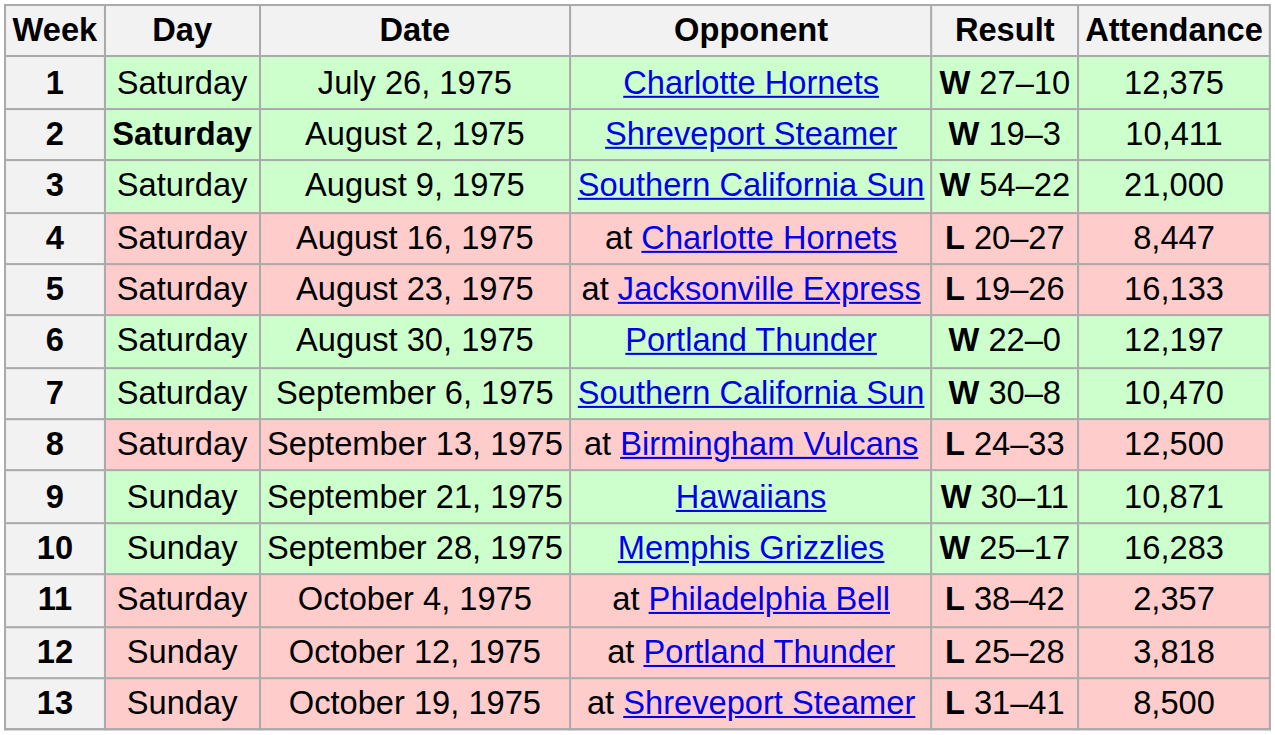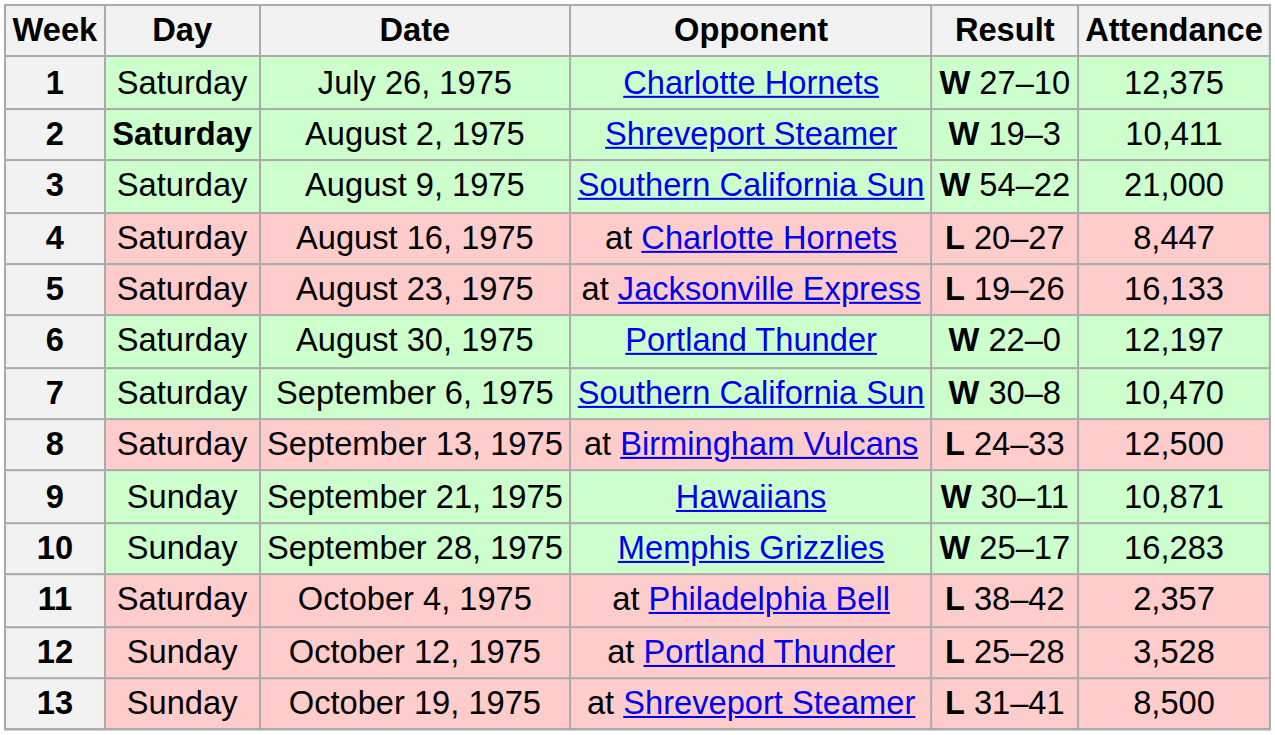(1174, 651) 3,818 -> (1174, 651) 3,528
